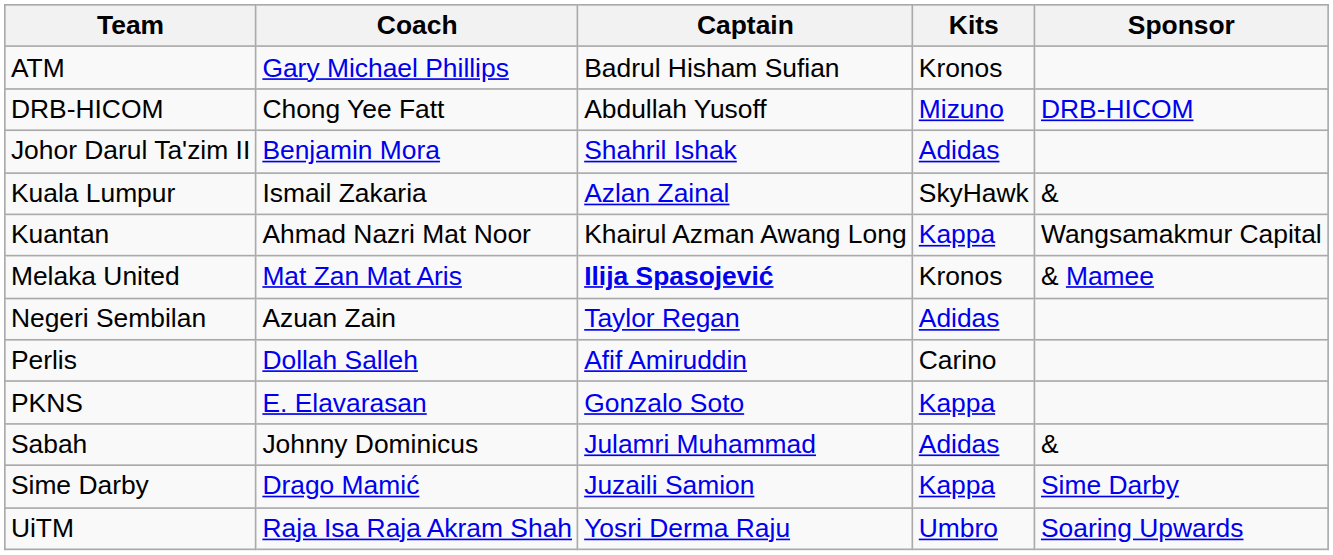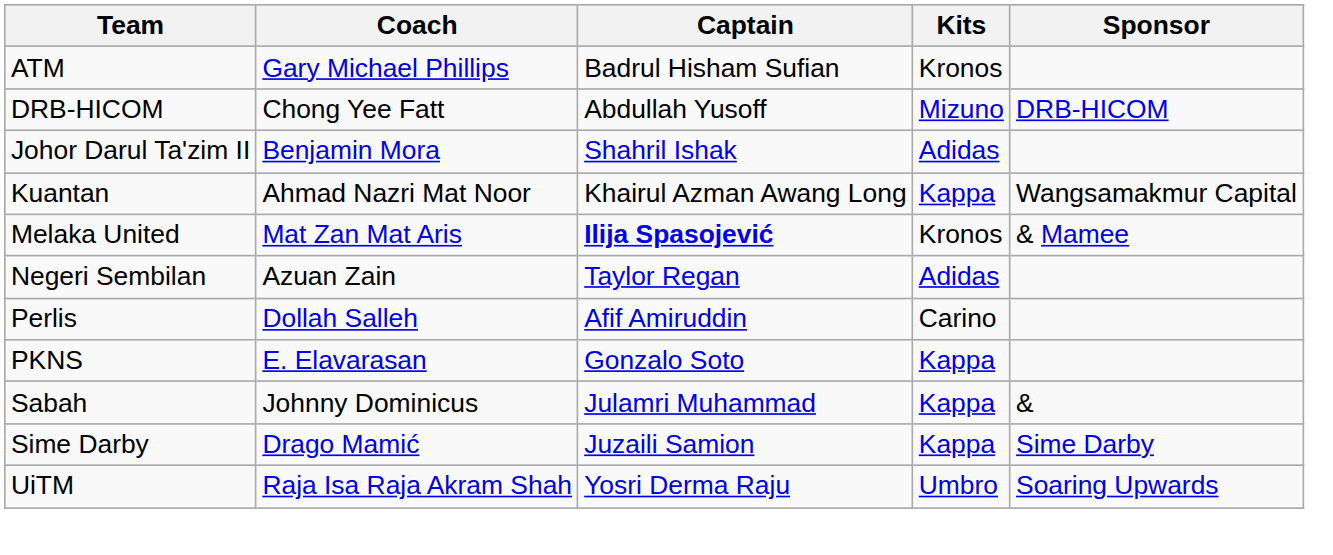- row: (93, 192)
(959, 444) Adidas -> (957, 402) Kappa
